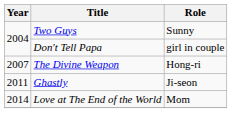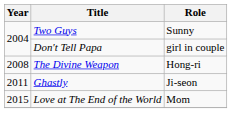(18, 64) 2007 -> (18, 64) 2008
(18, 99) 2014 -> (18, 99) 2015
